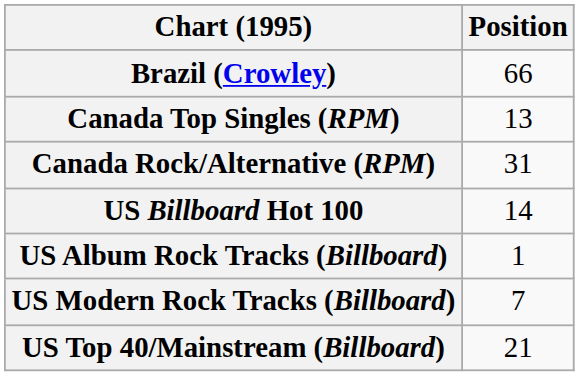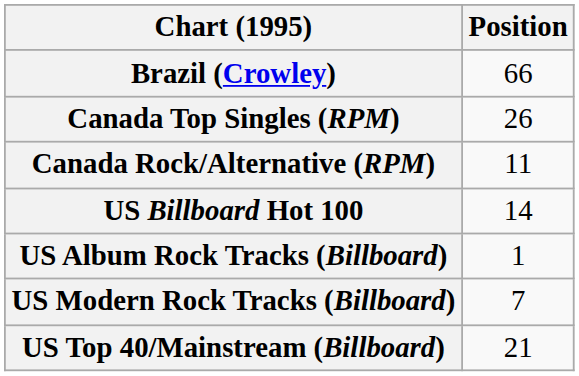(518, 118) 13 -> (518, 118) 26
(518, 164) 31 -> (518, 164) 11
